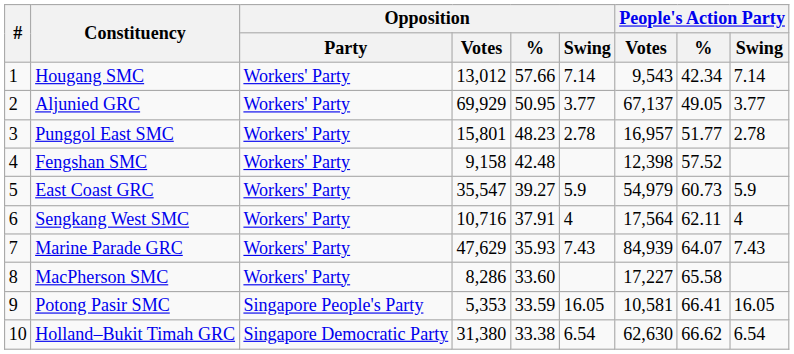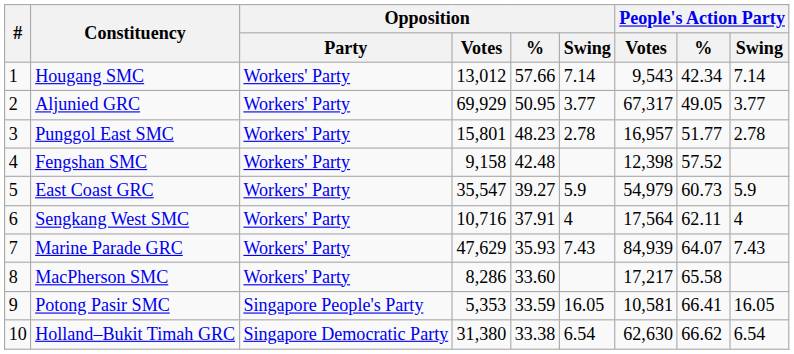(648, 104) 67,137 -> (648, 104) 67,317
(648, 276) 17,227 -> (648, 276) 17,217
